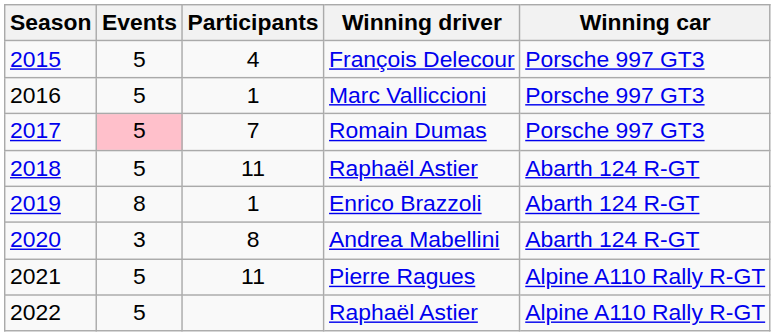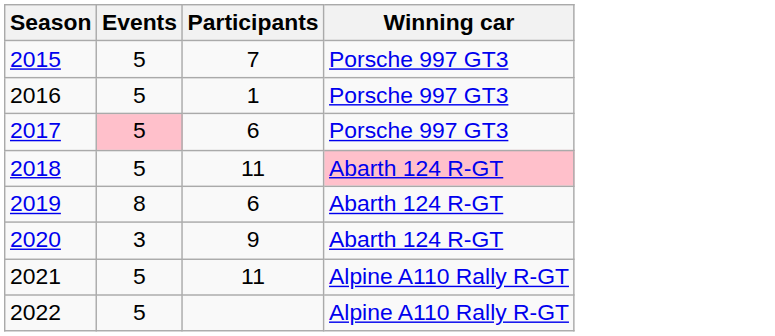- column: (422, 22)
(253, 58) 4 -> (253, 58) 7
(253, 131) 7 -> (253, 131) 6
(612, 167) no background -> (416, 167) pink background
(253, 204) 1 -> (253, 204) 6
(253, 240) 8 -> (253, 240) 9
